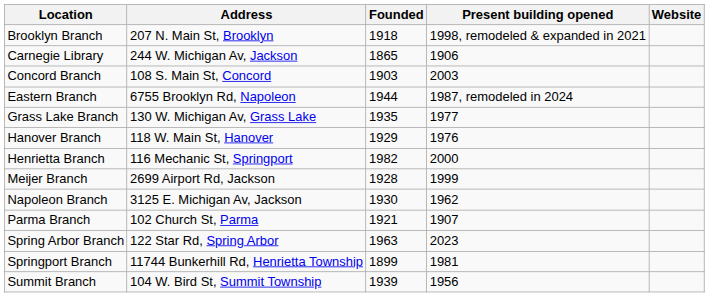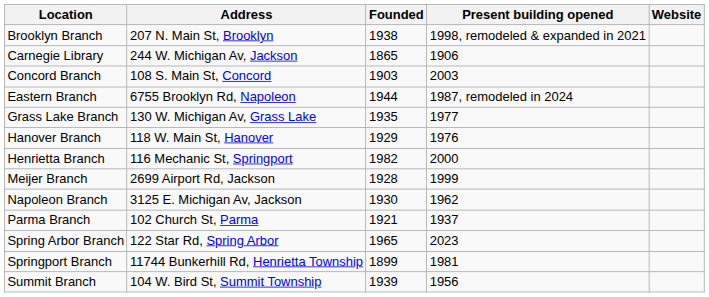(383, 35) 1918 -> (383, 35) 1938
(444, 220) 1907 -> (444, 220) 1937
(383, 240) 1963 -> (383, 240) 1965
